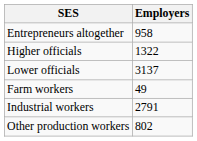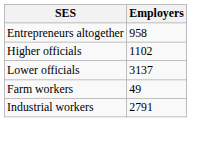(147, 51) 1322 -> (141, 51) 1102
- row: (68, 126)
